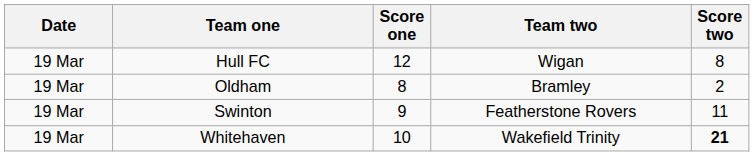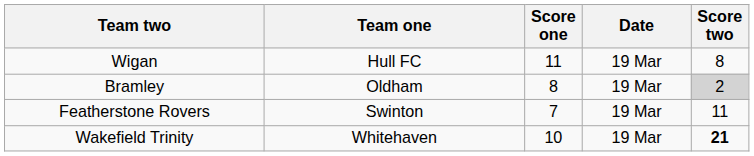columns swapped: (59, 26) <-> (561, 26)
(402, 61) 12 -> (553, 61) 11
(720, 86) no background -> (720, 86) lightgrey background
(402, 112) 9 -> (553, 112) 7
